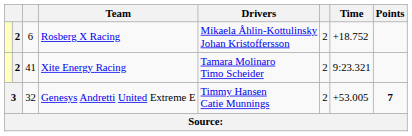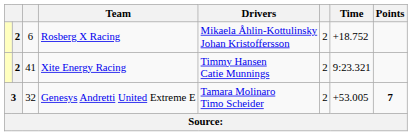(238, 67) Tamara Molinaro Timo Scheider -> (235, 67) Timmy Hansen Catie Munnings
(235, 97) Timmy Hansen Catie Munnings -> (238, 97) Tamara Molinaro Timo Scheider
